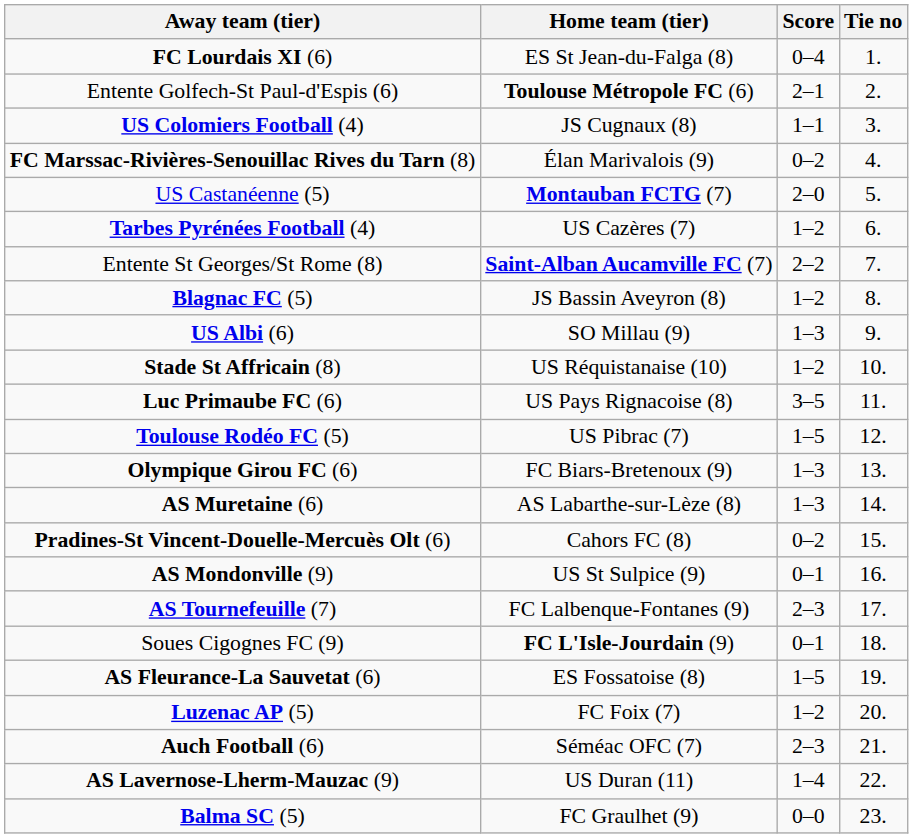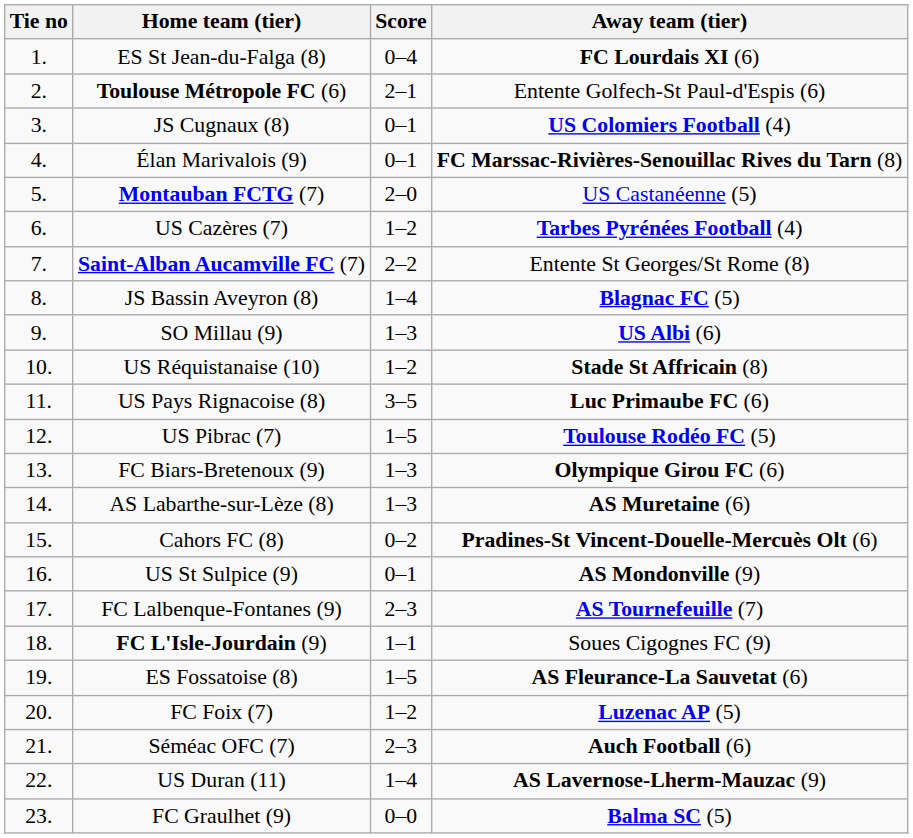columns swapped: (873, 21) <-> (242, 21)
(808, 125) 1–1 -> (401, 125) 0–1
(808, 159) 0–2 -> (401, 159) 0–1
(808, 297) 1–2 -> (401, 297) 1–4
(808, 642) 0–1 -> (401, 642) 1–1
